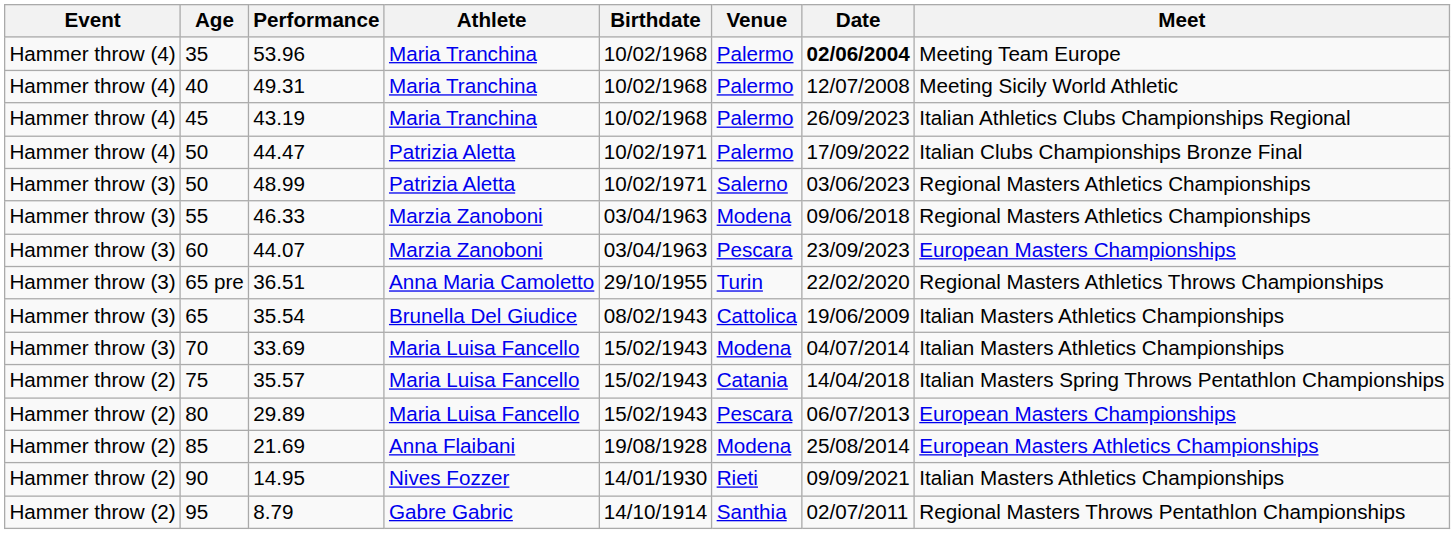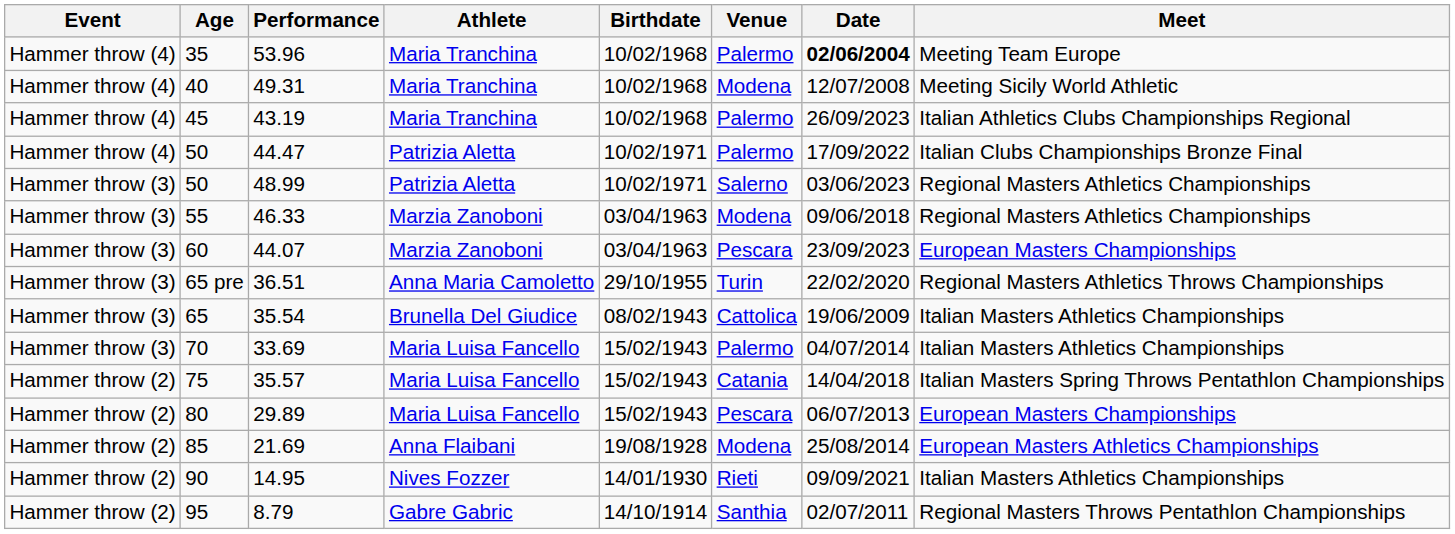(755, 86) Palermo -> (754, 86) Modena
(754, 348) Modena -> (755, 348) Palermo
